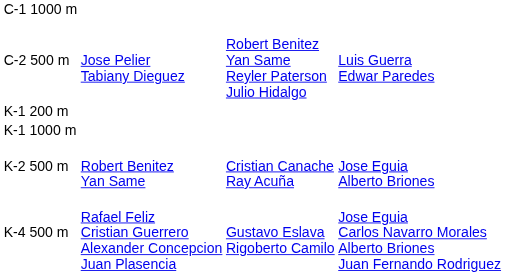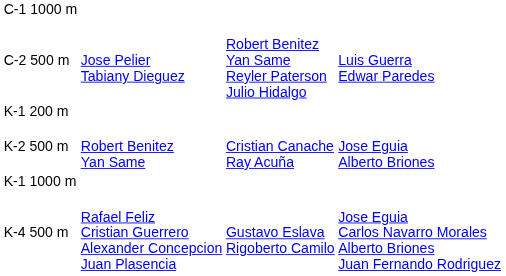rows swapped: (40, 131) <-> (36, 166)
